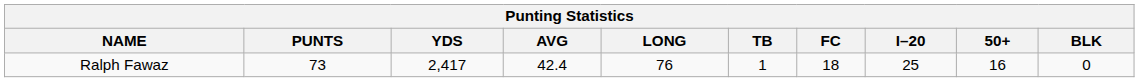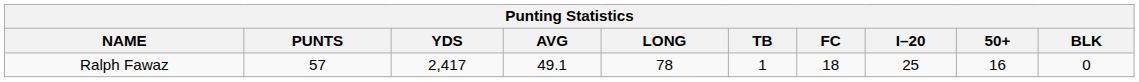(317, 64) 73 -> (317, 64) 57
(552, 64) 42.4 -> (552, 64) 49.1
(664, 64) 76 -> (664, 64) 78
